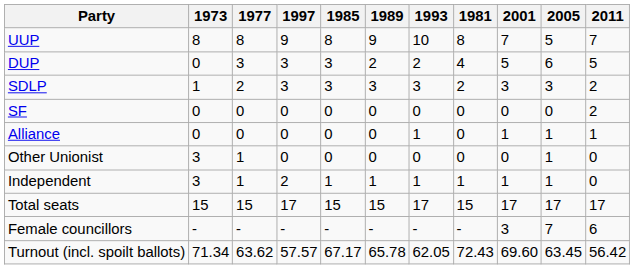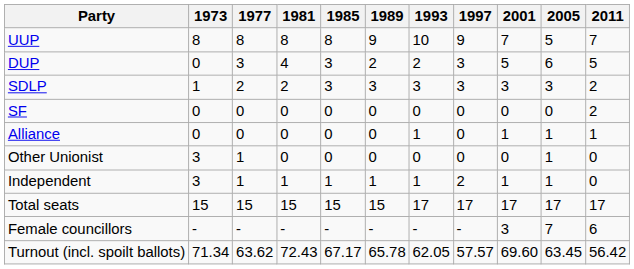columns swapped: (475, 16) <-> (299, 16)
